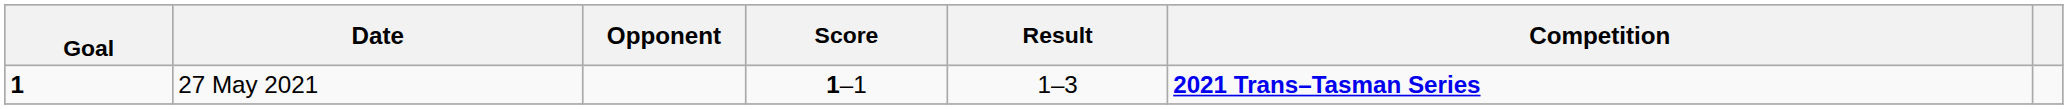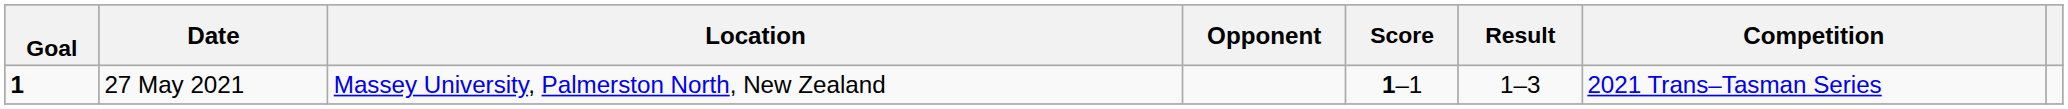+ column: (756, 36)
(1327, 86) bold -> (1735, 86) normal
